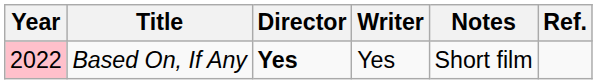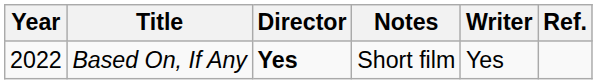columns swapped: (391, 22) <-> (484, 22)
(36, 59) pink background -> (36, 59) no background
